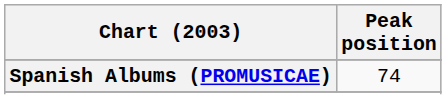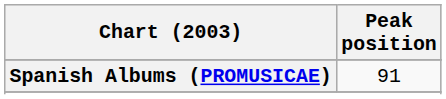(389, 76) 74 -> (389, 76) 91
